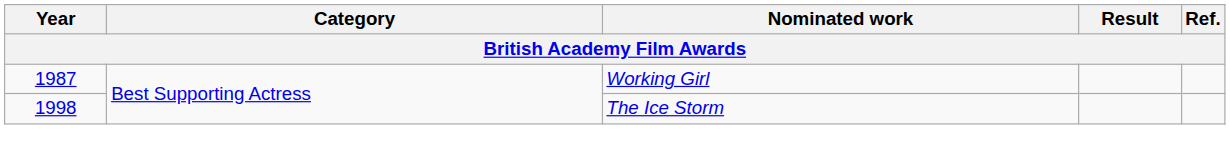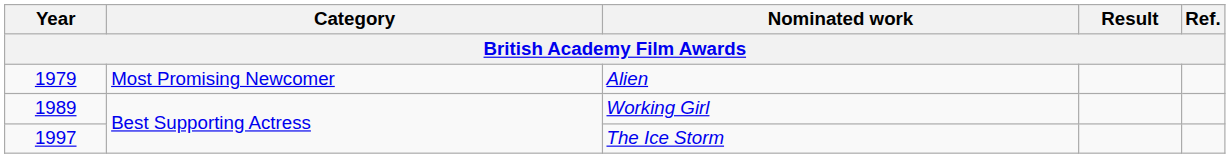+ row: (627, 78)
(56, 78) 1987 -> (56, 108) 1989
(56, 108) 1998 -> (56, 138) 1997
